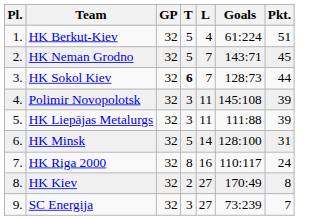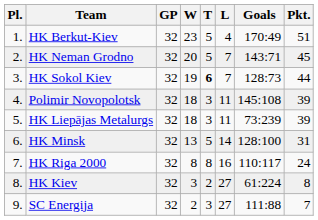+ column: (190, 15)
(243, 36) 61:224 -> (263, 36) 170:49
(244, 120) 111:88 -> (263, 120) 73:239
(243, 183) 170:49 -> (263, 183) 61:224
(243, 204) 73:239 -> (263, 204) 111:88
